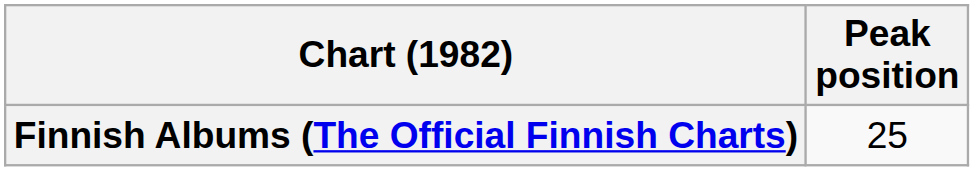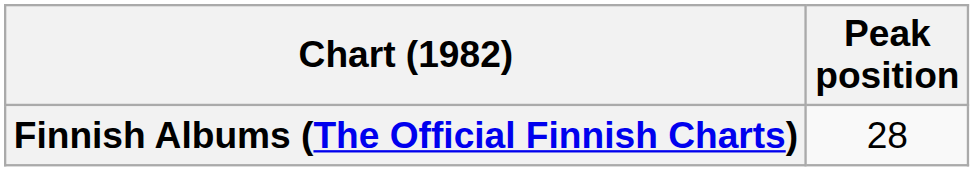(887, 134) 25 -> (887, 134) 28
